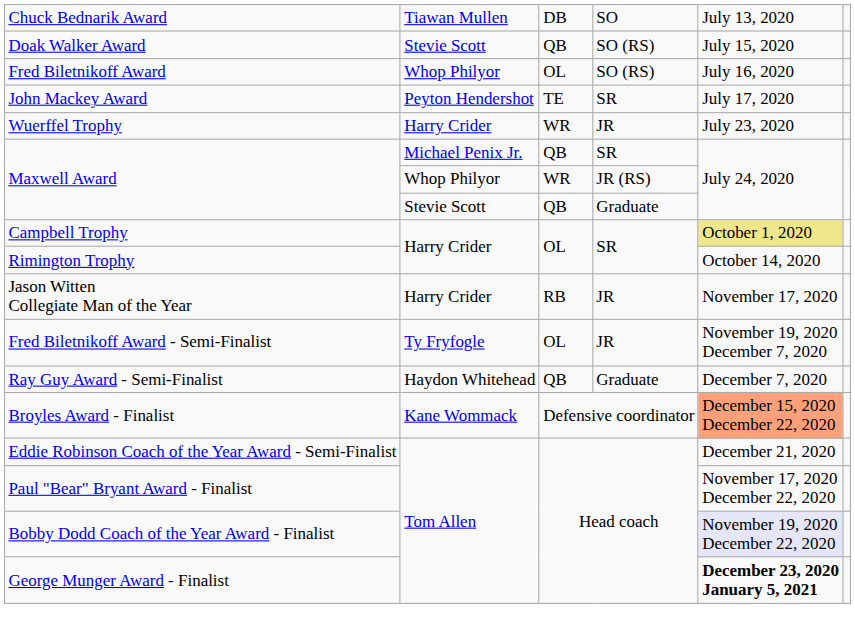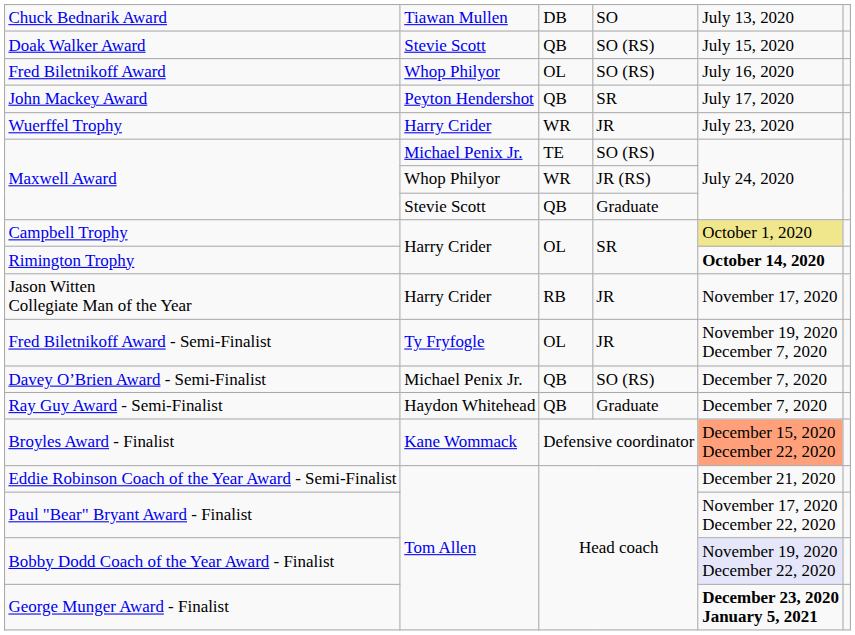(554, 98) TE -> (555, 98) QB
(555, 152) QB -> (554, 152) TE
(607, 152) SR -> (625, 152) SO (RS)
(761, 260) normal -> (763, 260) bold
+ row: (137, 378)
